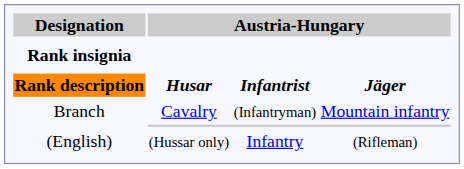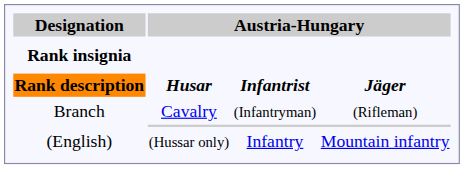(385, 110) Mountain infantry -> (385, 112) (Rifleman)
(385, 142) (Rifleman) -> (385, 140) Mountain infantry
